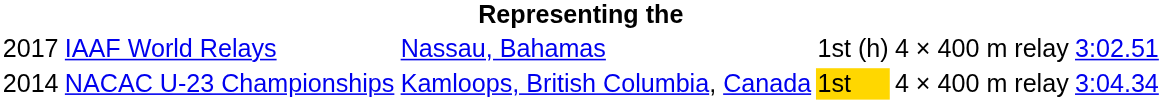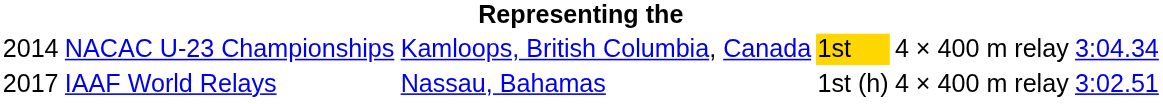rows swapped: (230, 83) <-> (171, 49)
